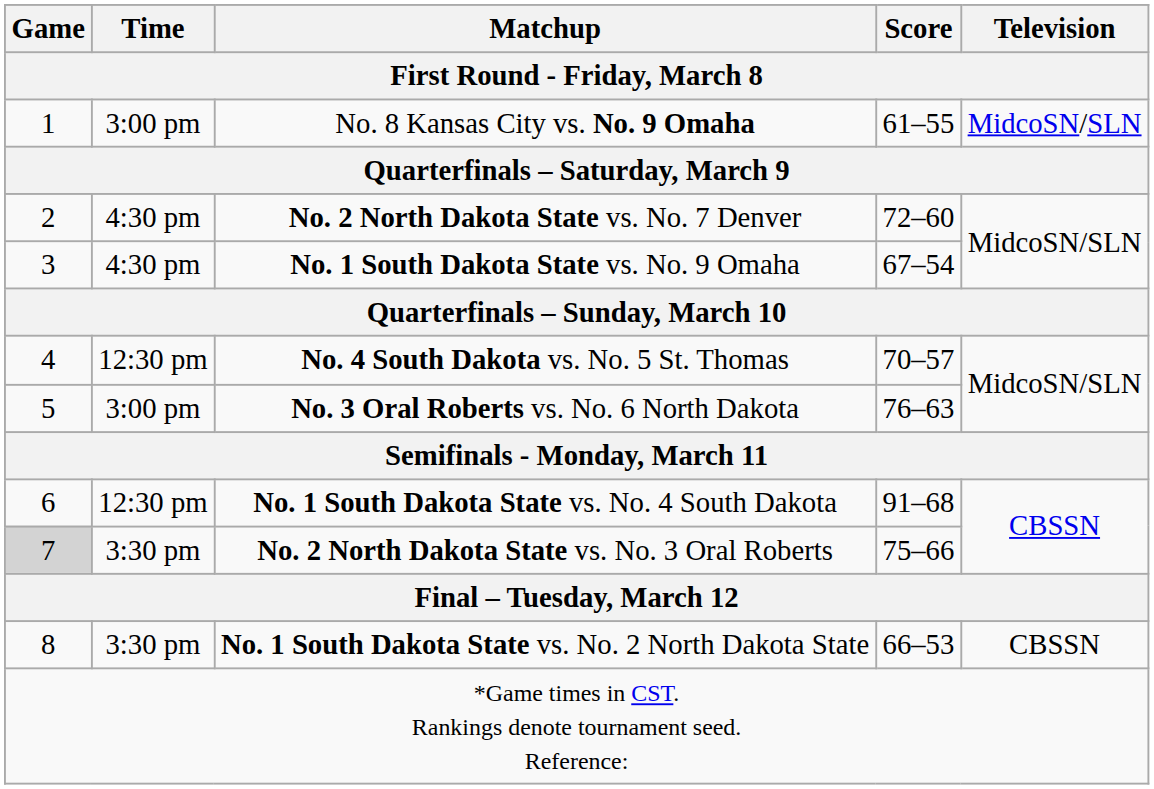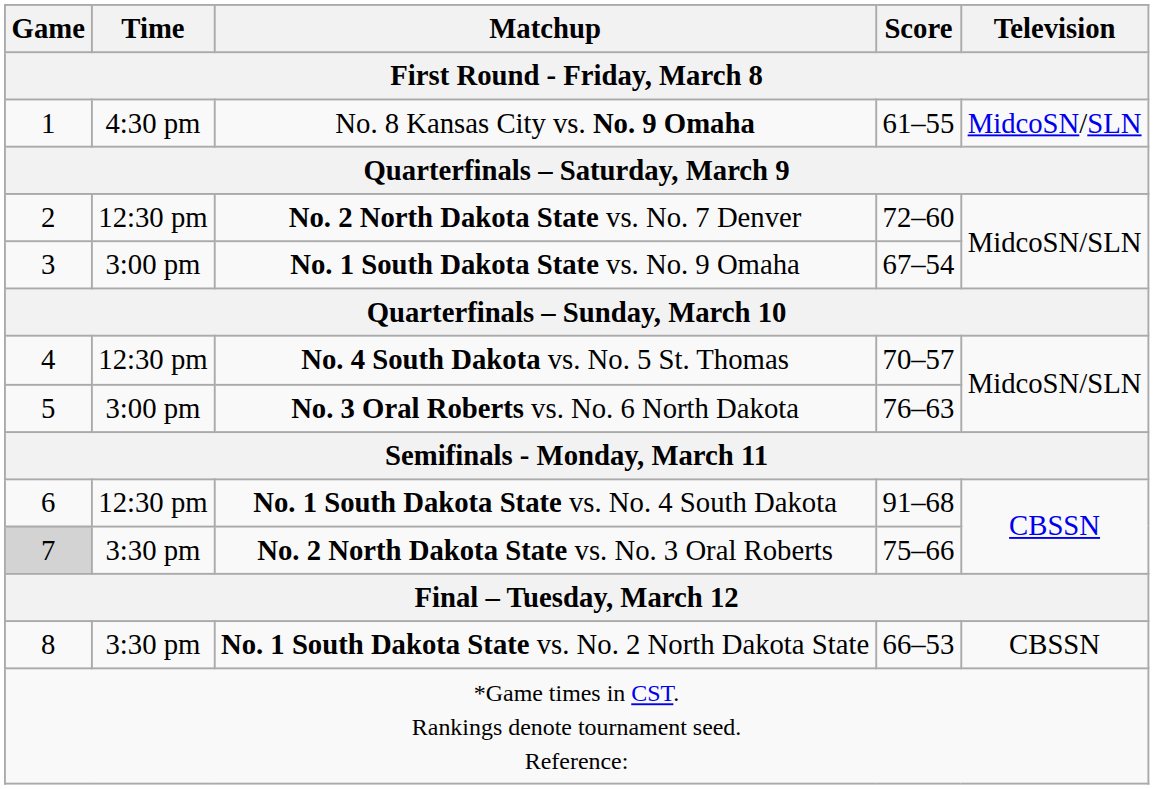(153, 123) 3:00 pm -> (153, 123) 4:30 pm
(153, 217) 4:30 pm -> (153, 217) 12:30 pm
(153, 265) 4:30 pm -> (153, 265) 3:00 pm
